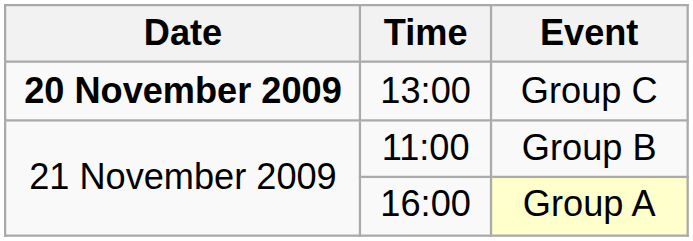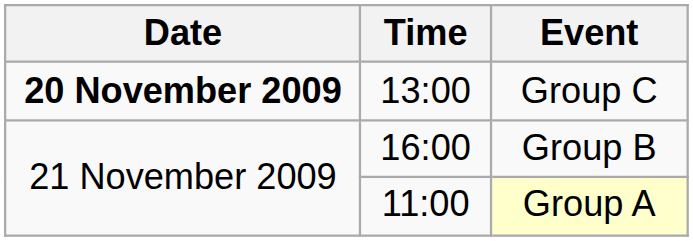(426, 147) 11:00 -> (426, 147) 16:00
(426, 205) 16:00 -> (426, 205) 11:00
